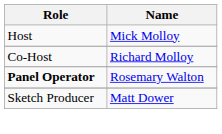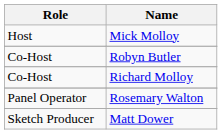+ row: (145, 56)
(51, 77) bold -> (47, 98) normal
